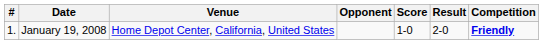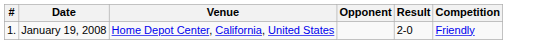- column: (412, 13)
(493, 30) bold -> (455, 30) normal
